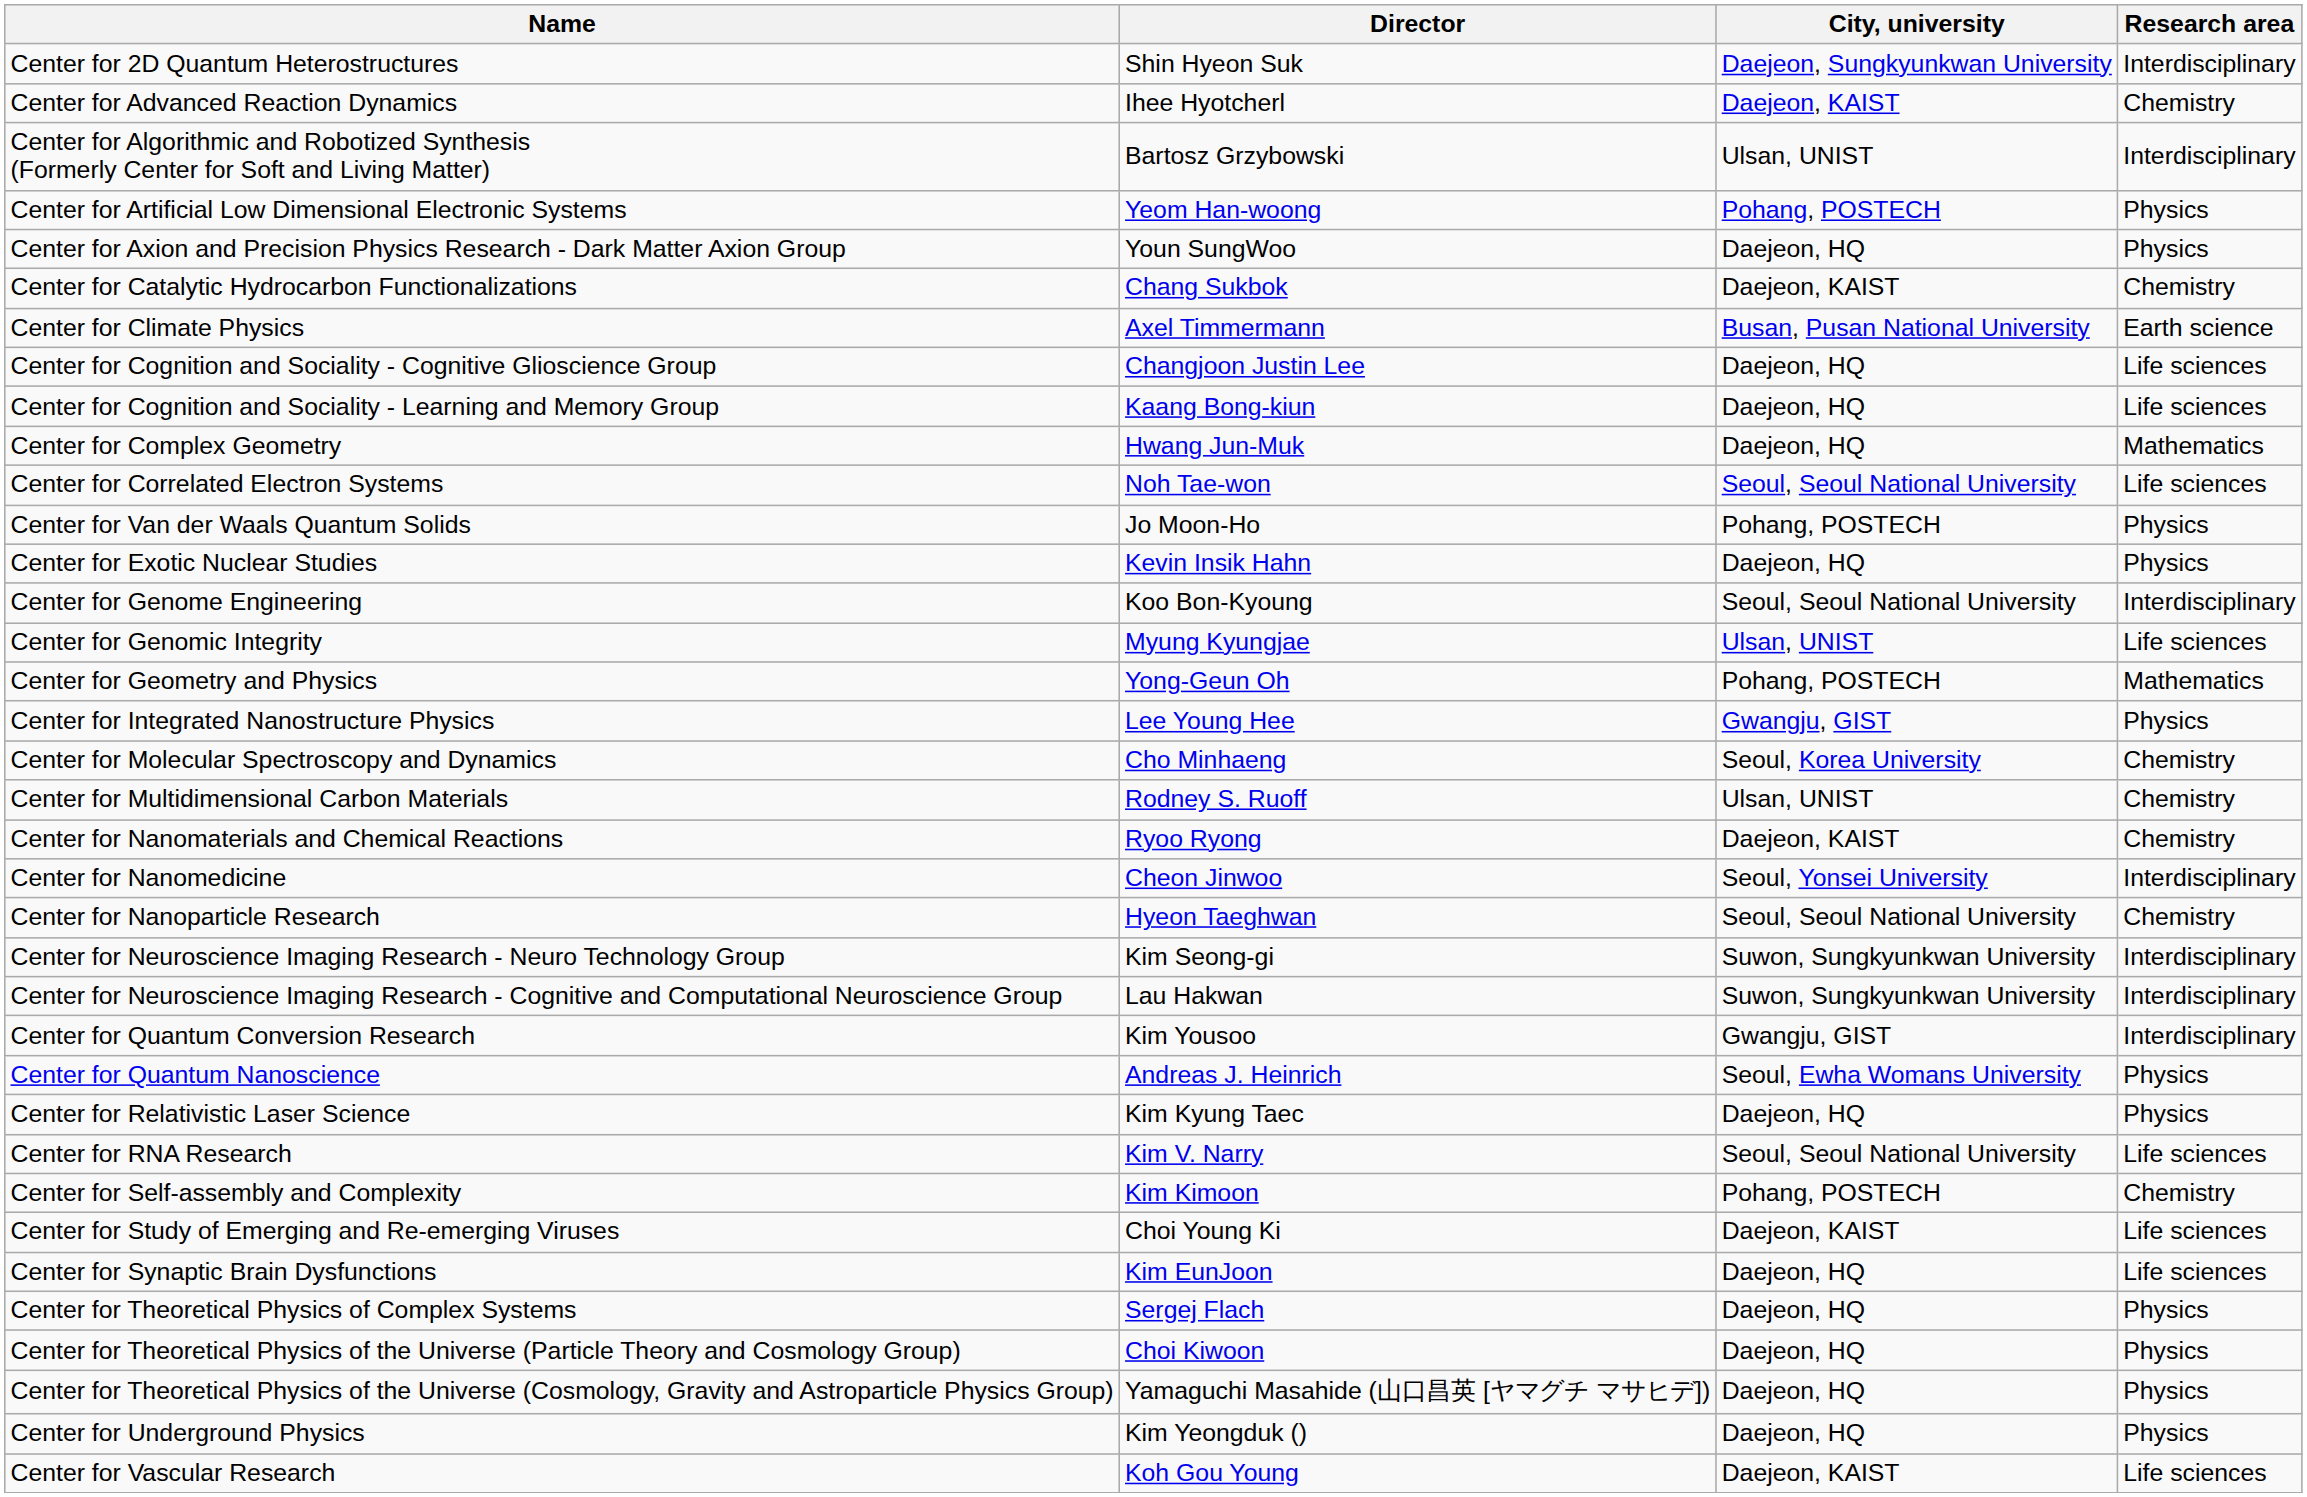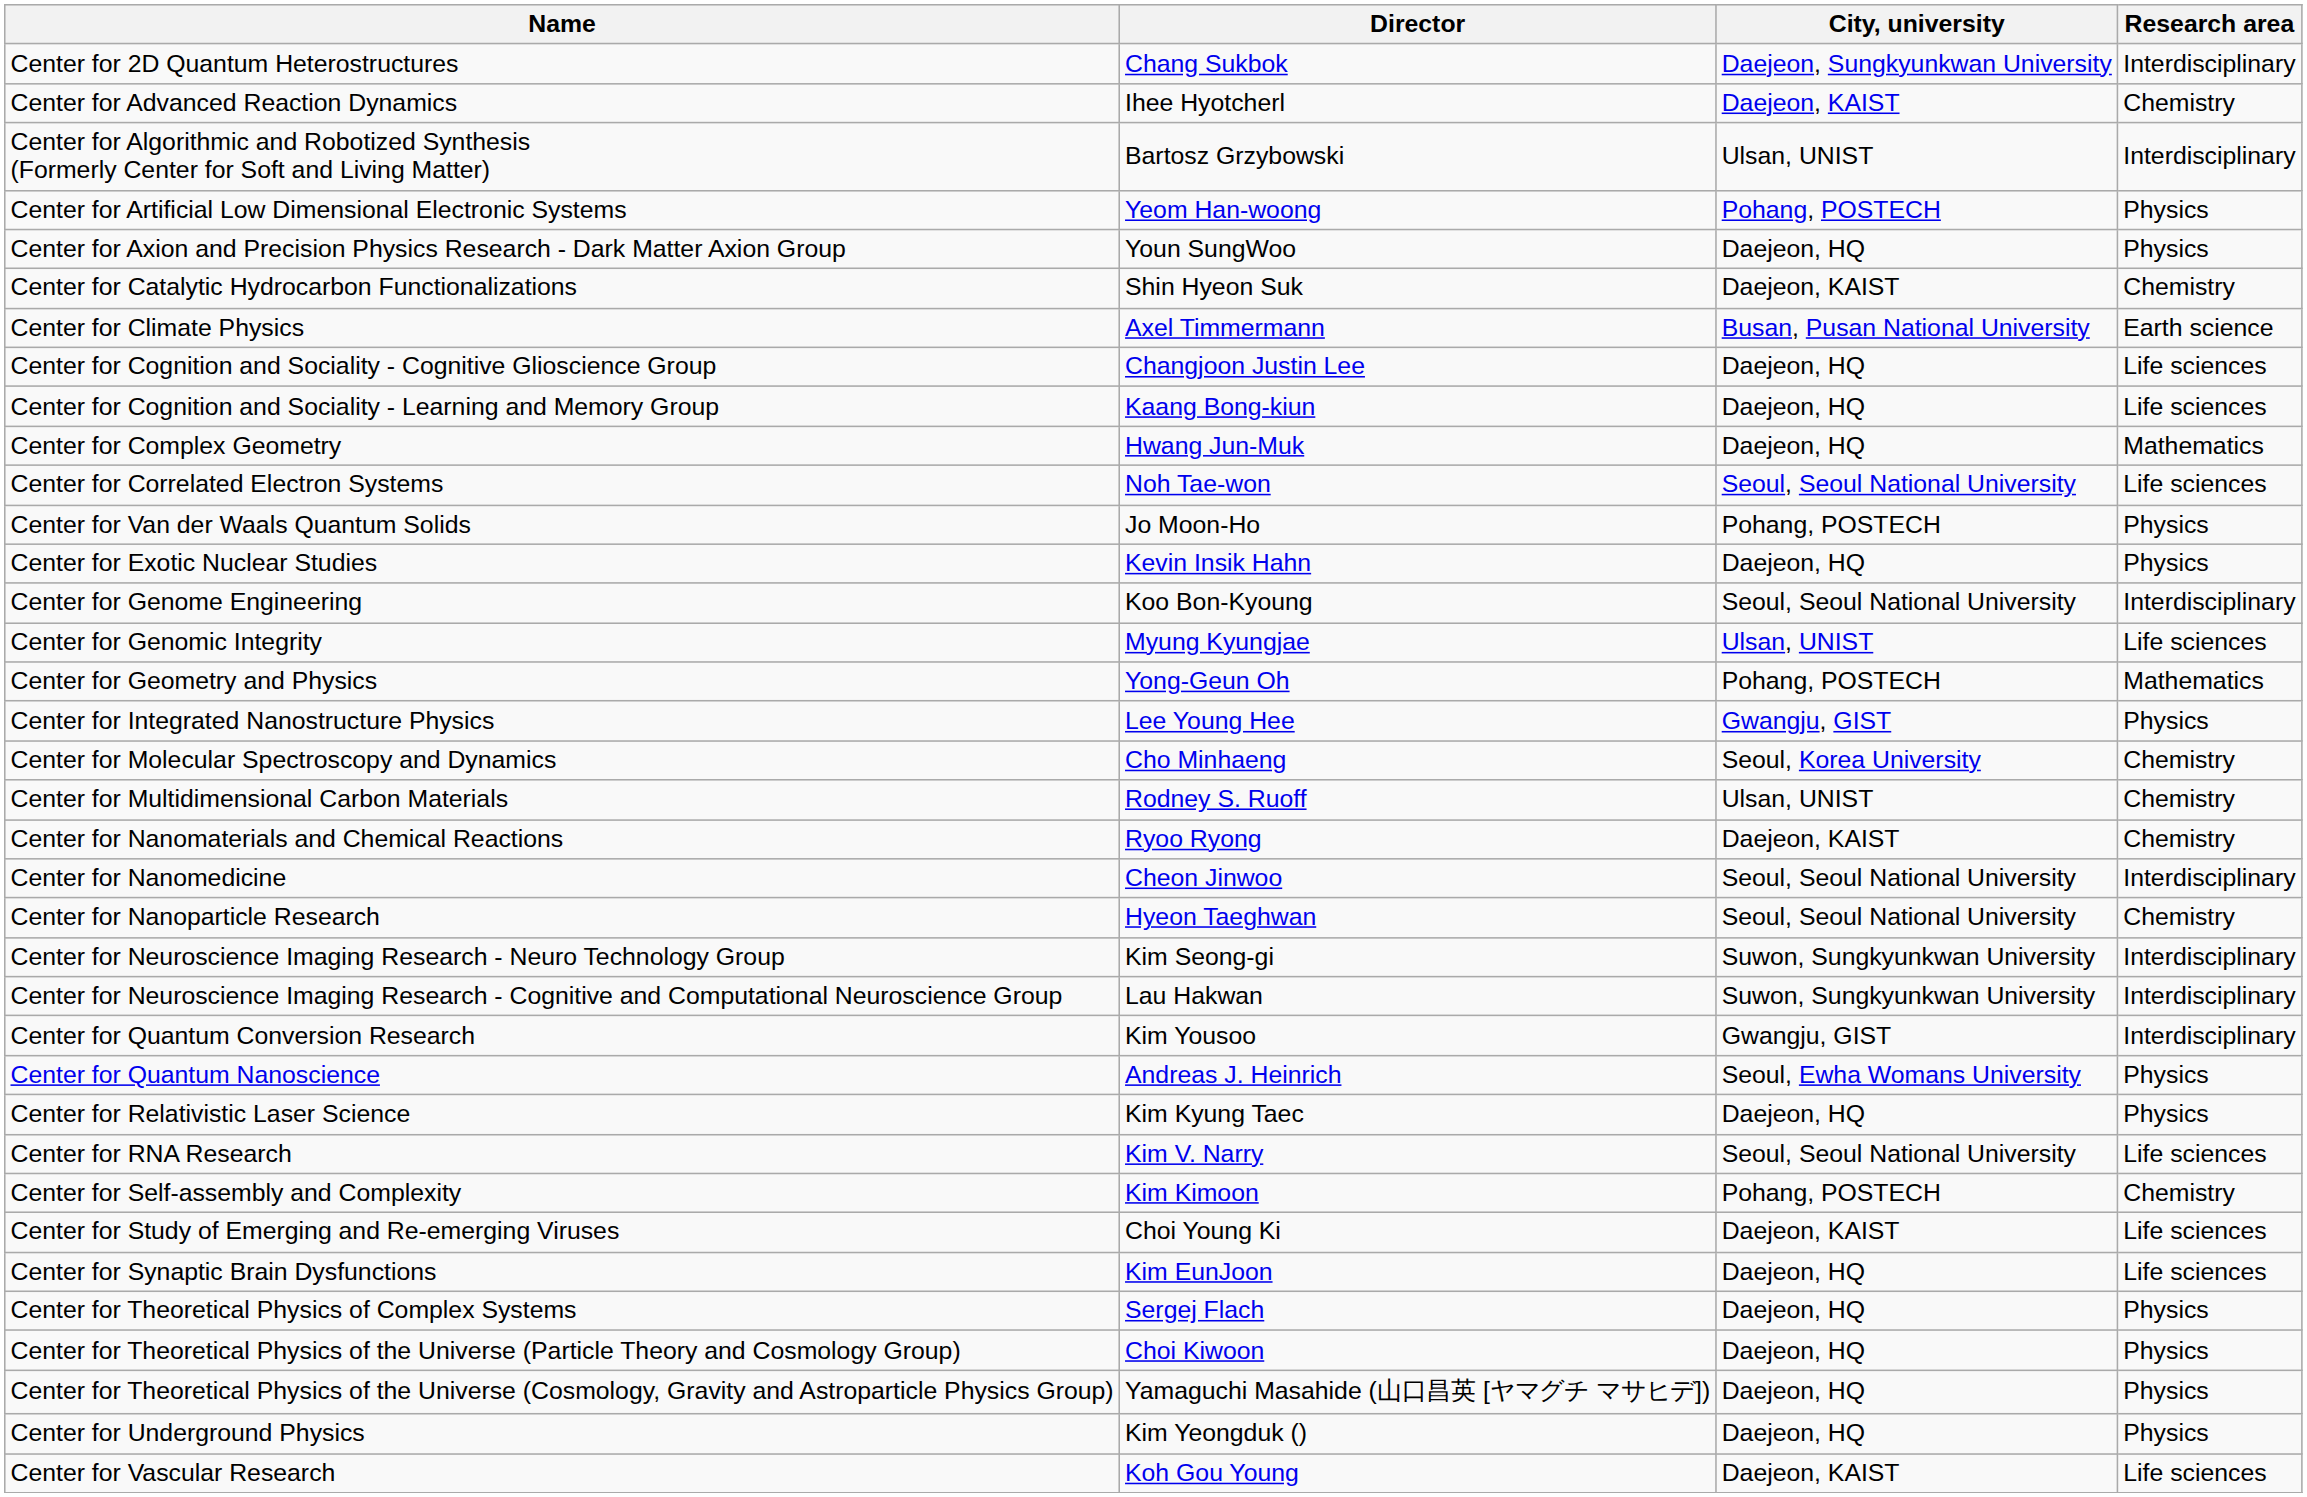(1214, 63) Shin Hyeon Suk -> (1206, 63) Chang Sukbok
(1206, 288) Chang Sukbok -> (1214, 288) Shin Hyeon Suk
(1855, 878) Seoul, Yonsei University -> (1899, 878) Seoul, Seoul National University
